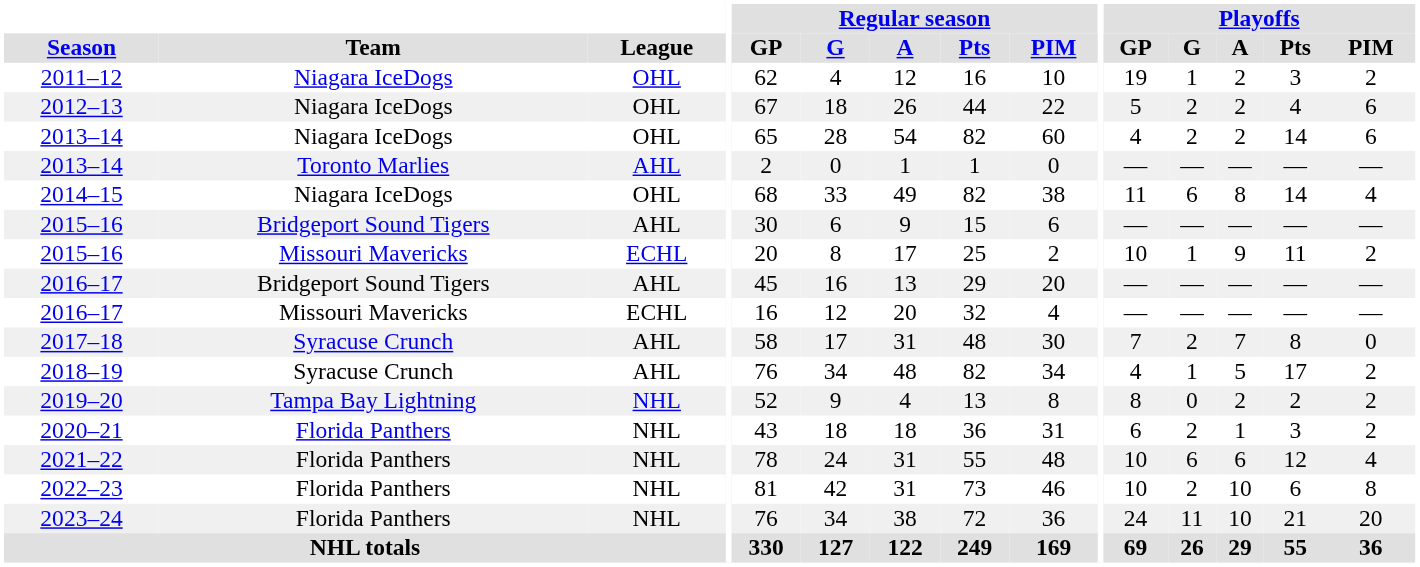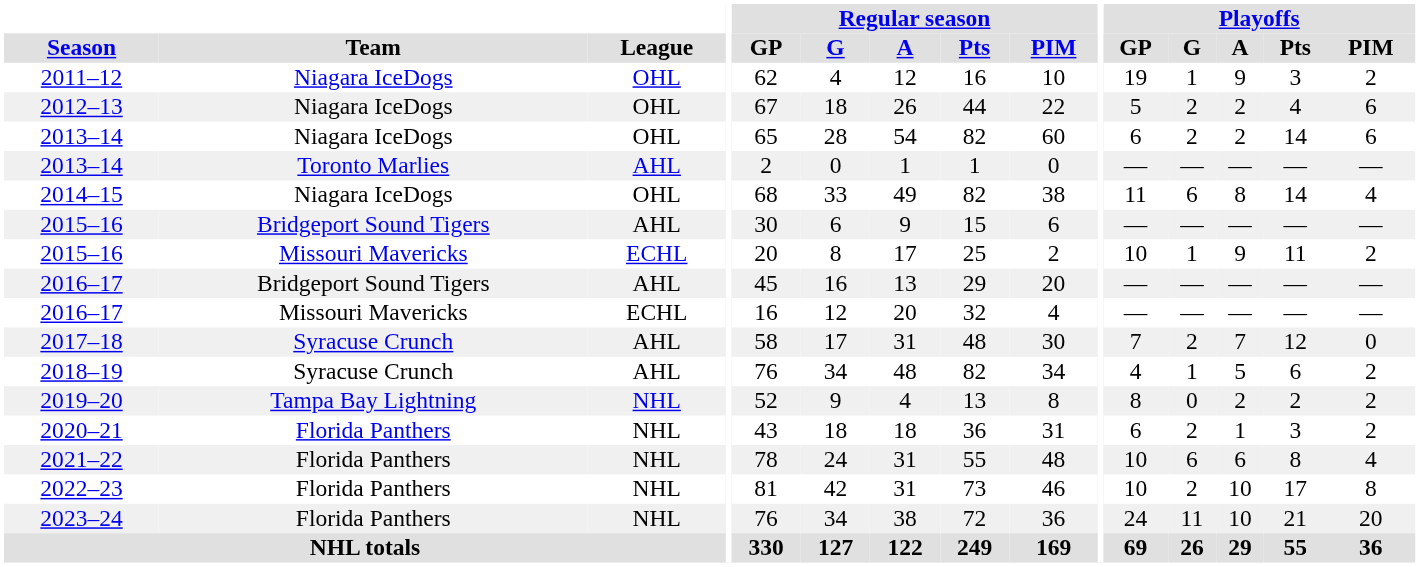(1240, 77) 2 -> (1240, 77) 9
(1136, 136) 4 -> (1136, 136) 6
(1295, 341) 8 -> (1295, 341) 12
(1295, 371) 17 -> (1295, 371) 6
(1295, 459) 12 -> (1295, 459) 8
(1295, 488) 6 -> (1295, 488) 17
